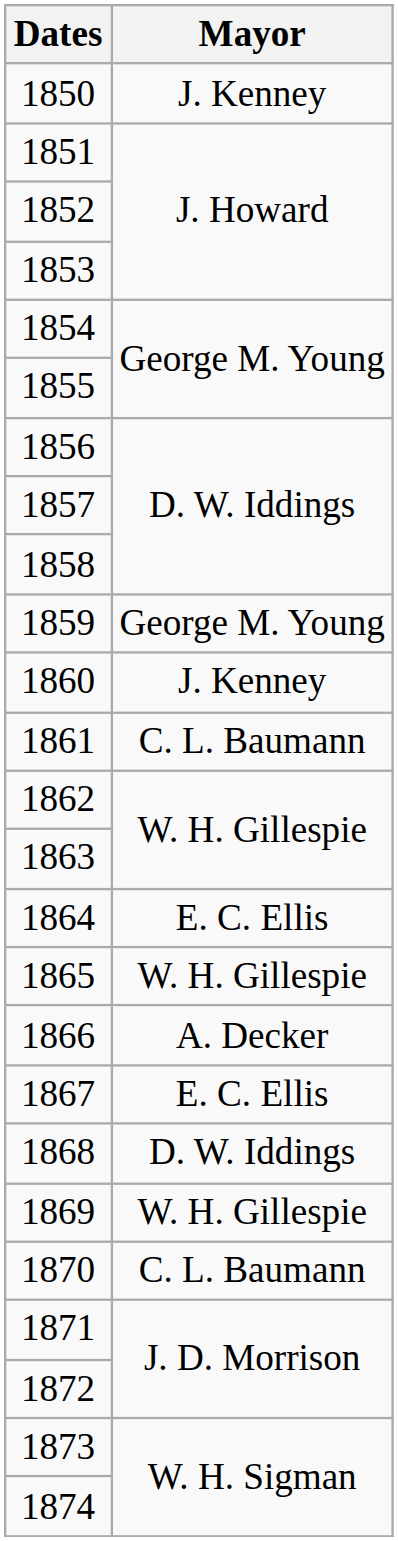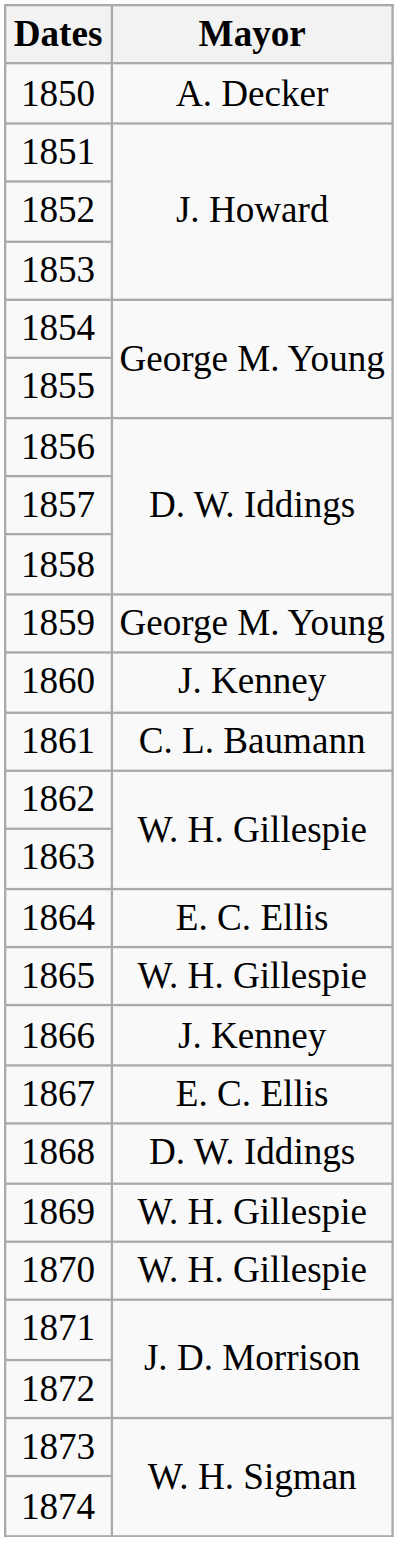(252, 92) J. Kenney -> (252, 92) A. Decker
(252, 1034) A. Decker -> (252, 1034) J. Kenney
(252, 1270) C. L. Baumann -> (252, 1270) W. H. Gillespie
